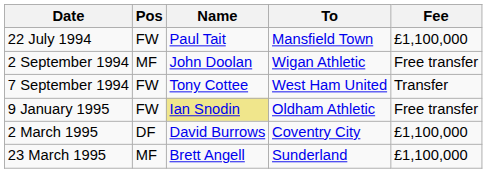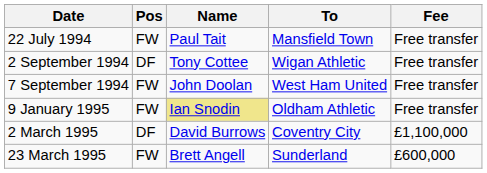(431, 39) £1,100,000 -> (436, 39) Free transfer
(146, 62) MF -> (146, 62) DF
(211, 62) John Doolan -> (209, 62) Tony Cottee
(209, 86) Tony Cottee -> (211, 86) John Doolan
(421, 86) Transfer -> (436, 86) Free transfer
(146, 156) MF -> (147, 156) FW
(431, 156) £1,100,000 -> (425, 156) £600,000
